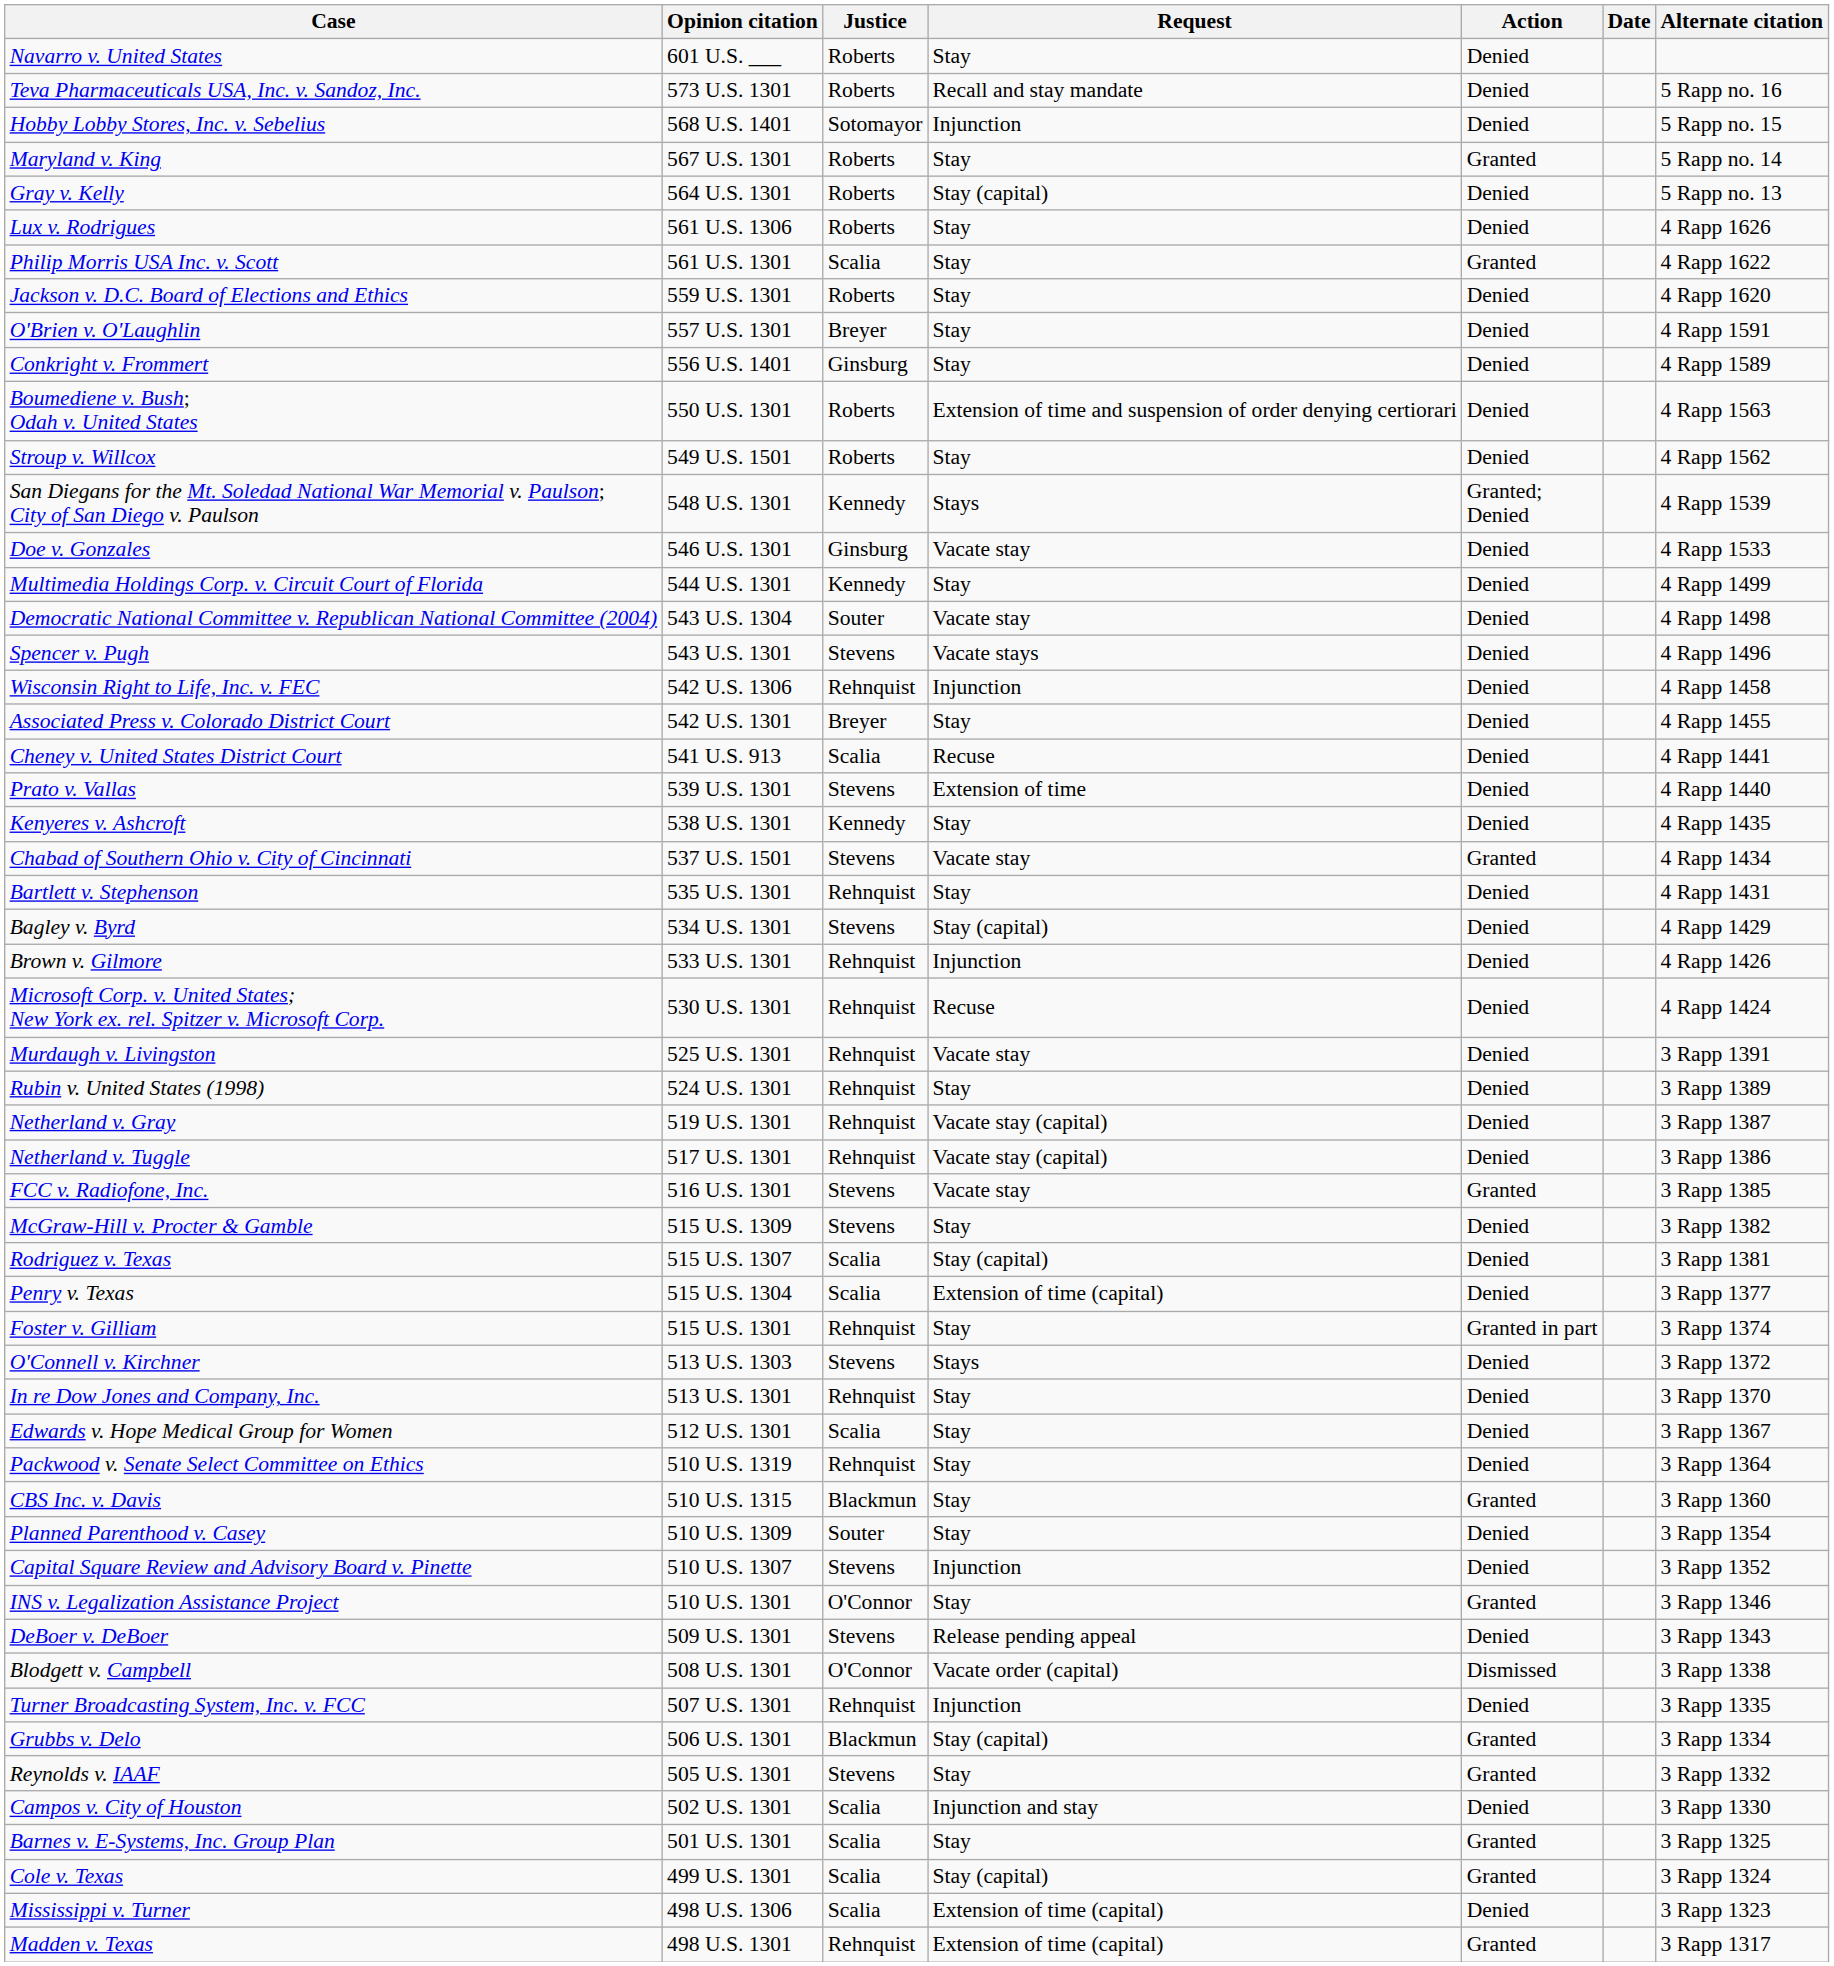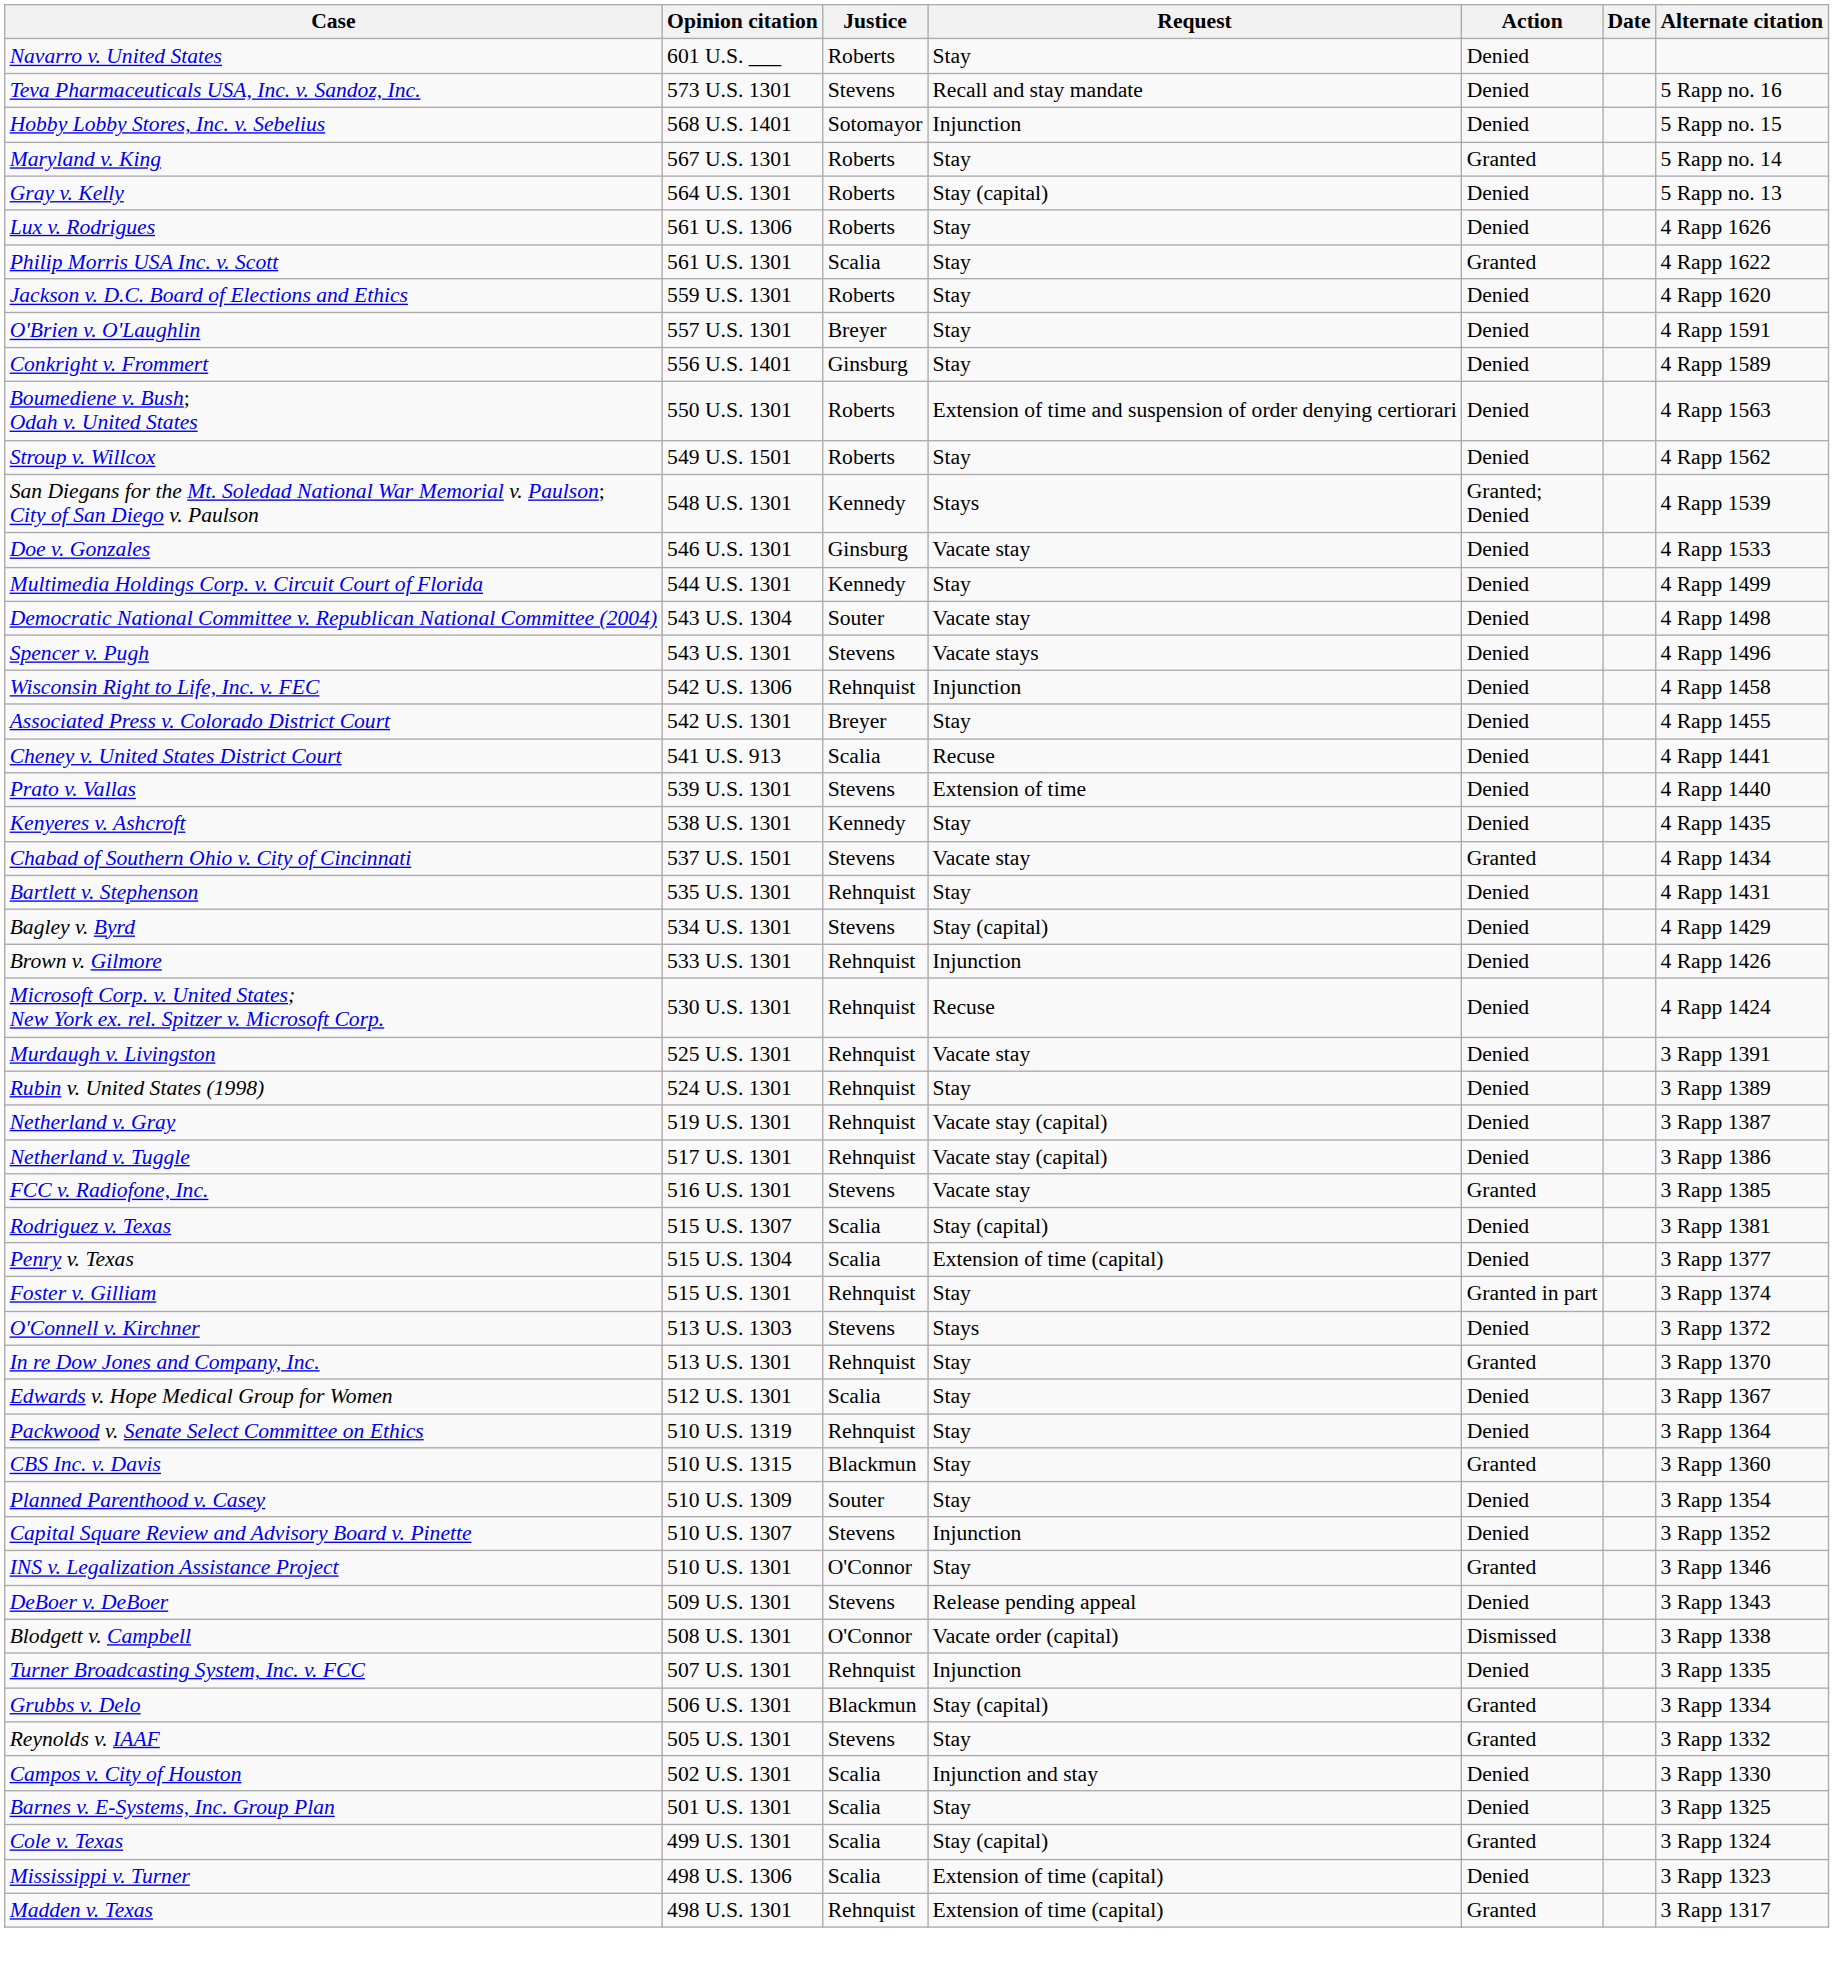(861, 90) Roberts -> (861, 90) Stevens
- row: (161, 1224)
(1498, 1396) Denied -> (1501, 1362) Granted
(1501, 1841) Granted -> (1498, 1807) Denied
